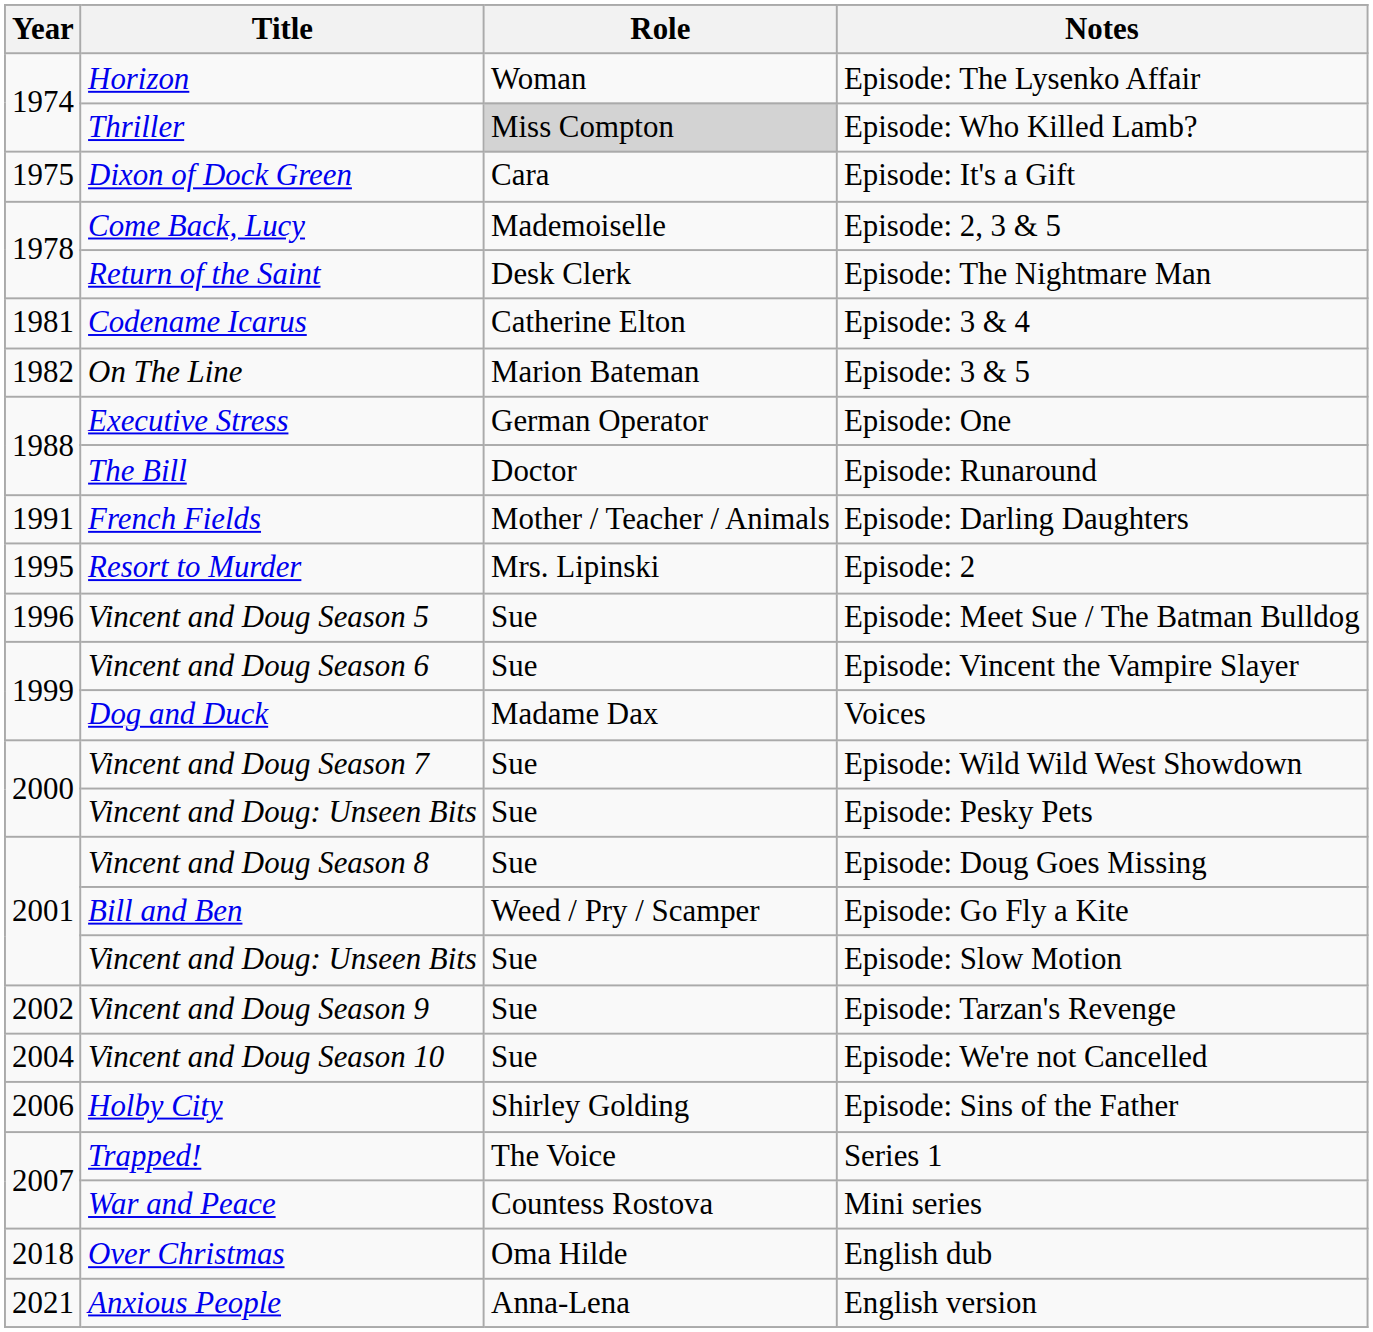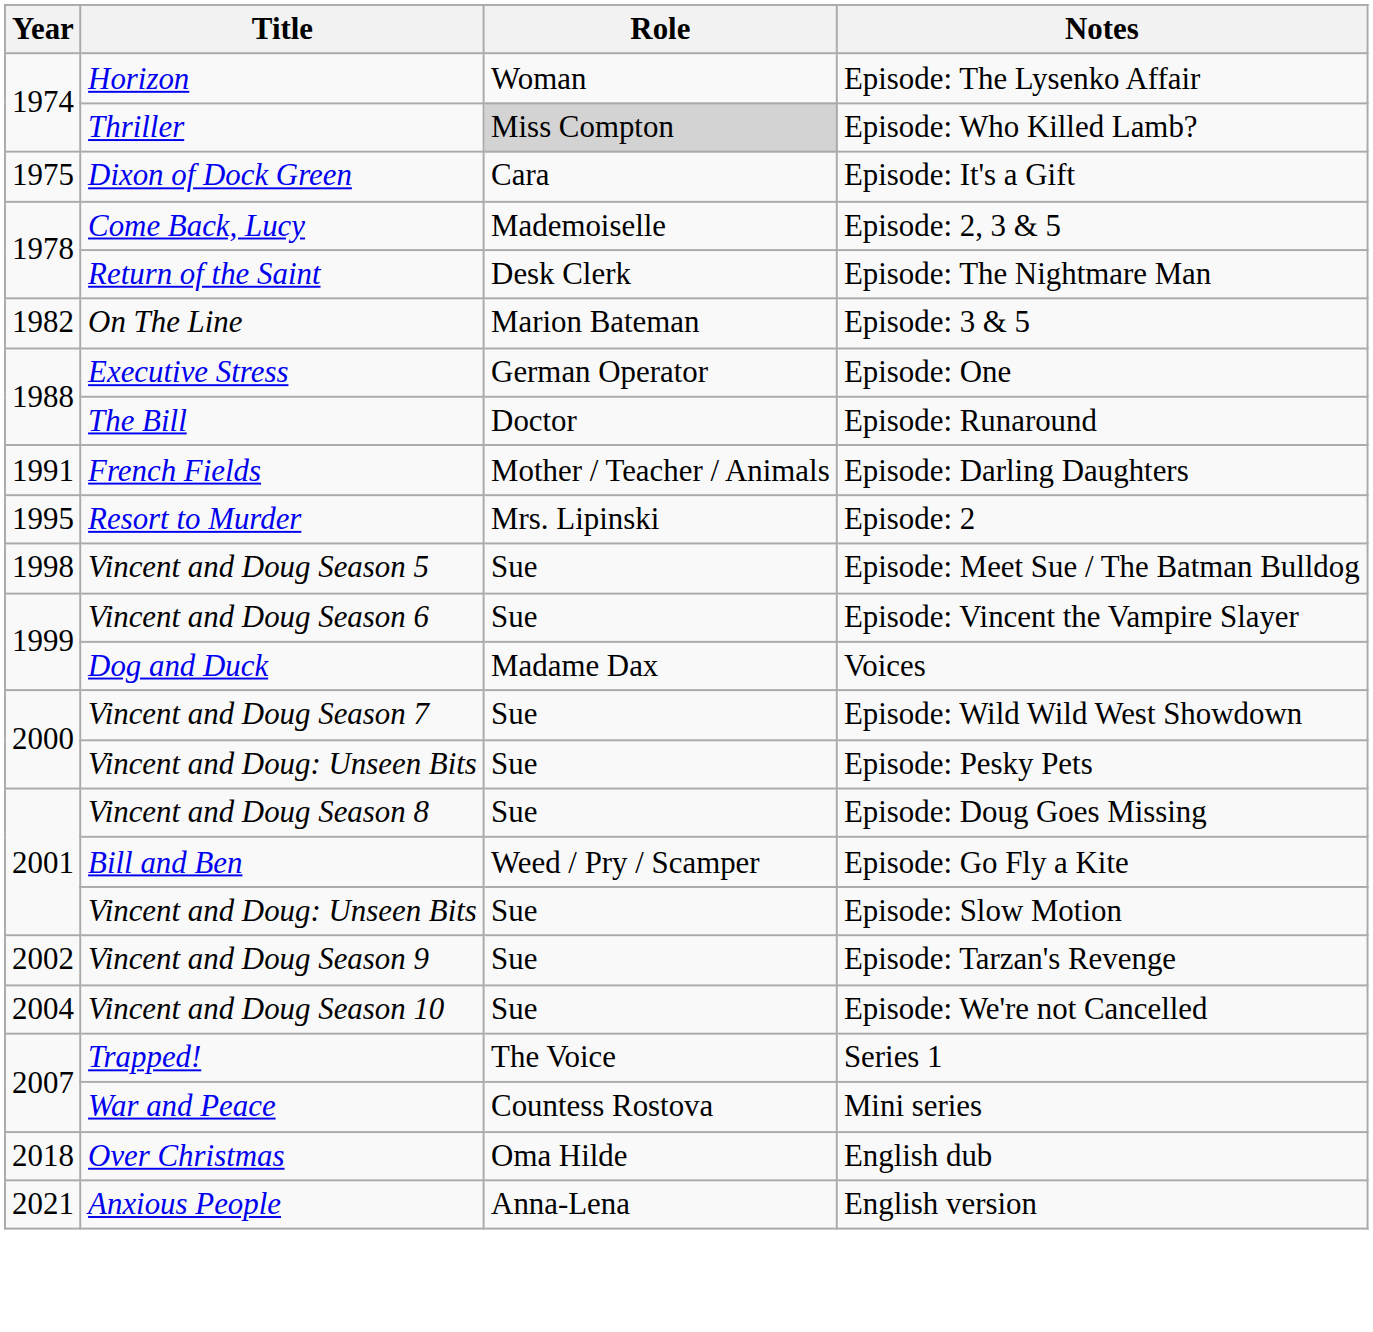- row: (937, 322)
(43, 616) 1996 -> (43, 567) 1998
- row: (1011, 1106)
